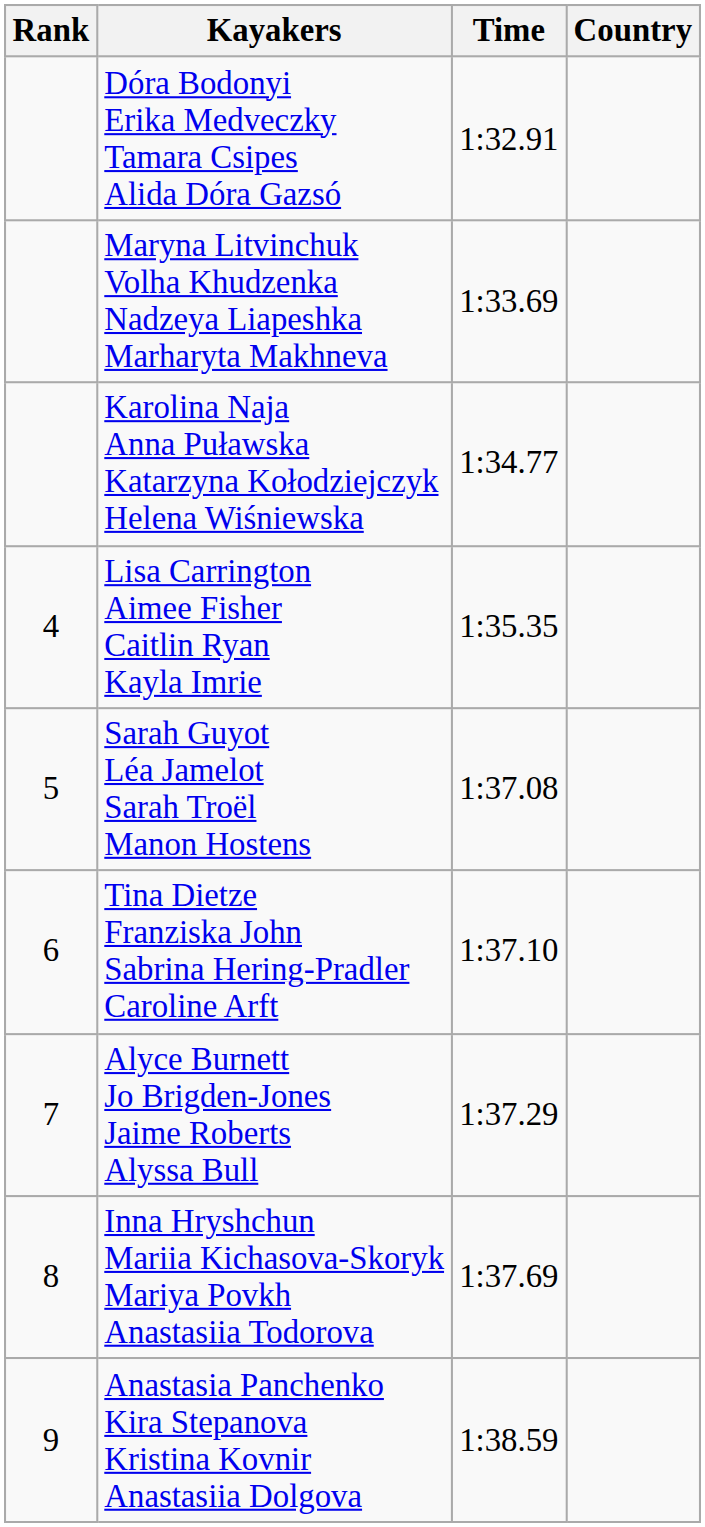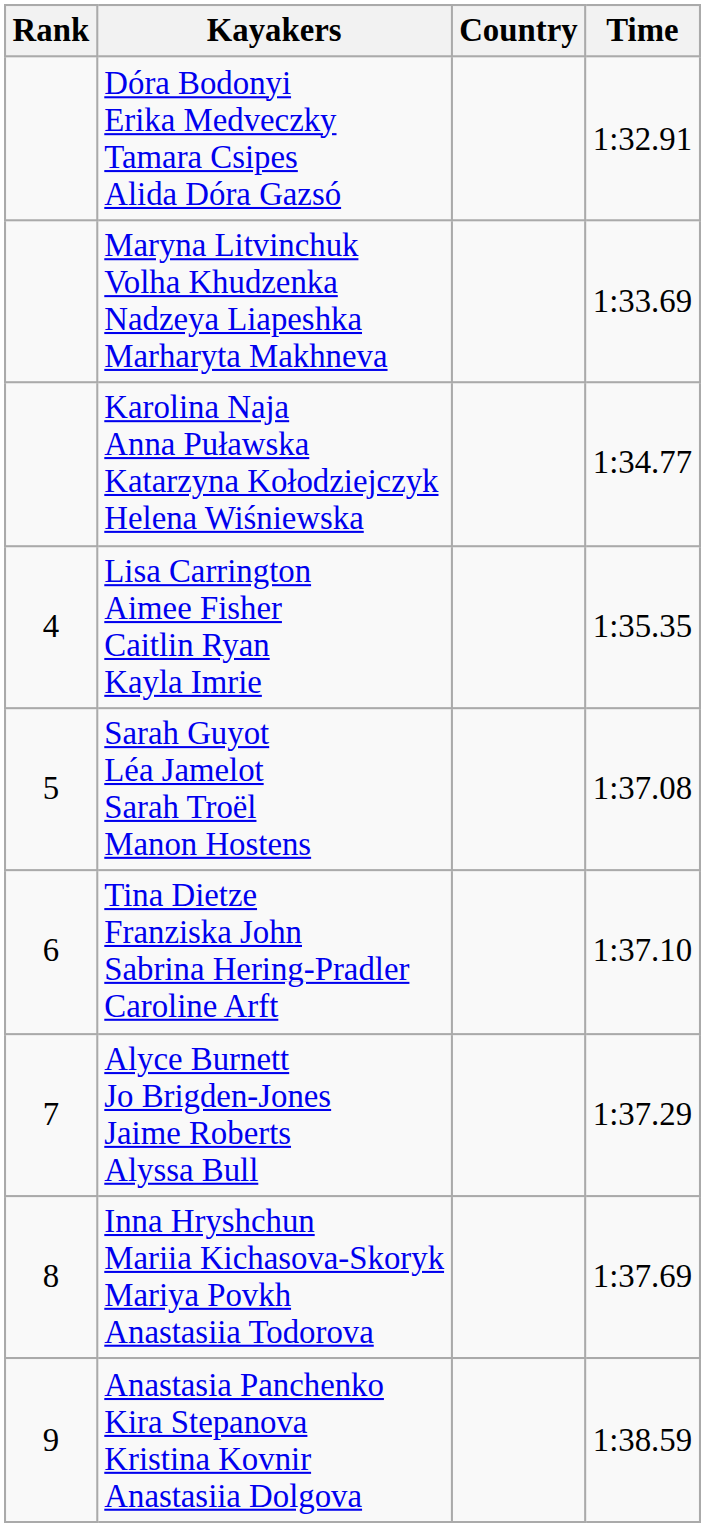columns swapped: (633, 30) <-> (509, 30)
